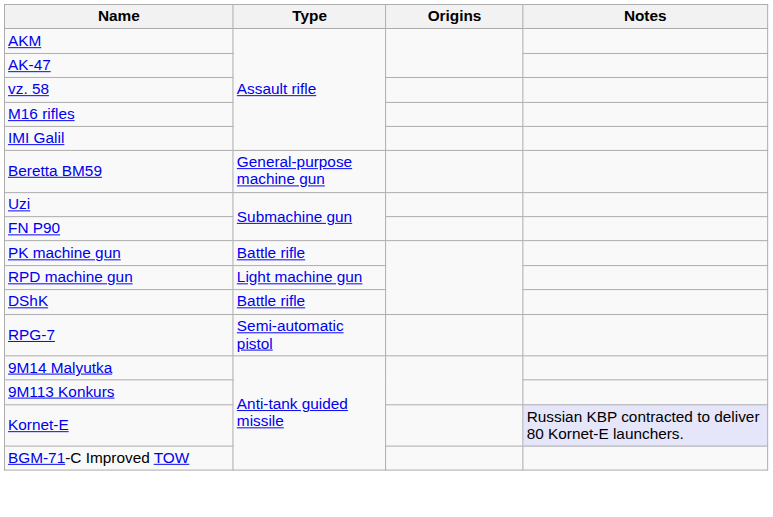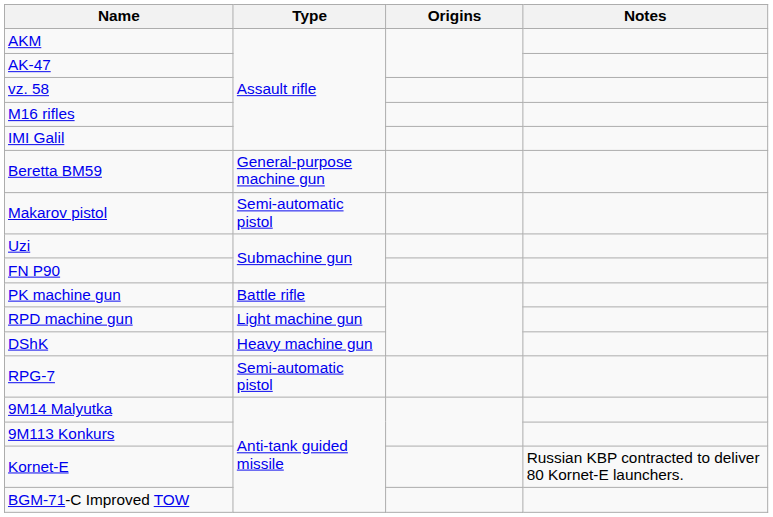+ row: (58, 213)
(271, 301) Battle rifle -> (305, 343) Heavy machine gun
(643, 425) lavender background -> (643, 466) no background
